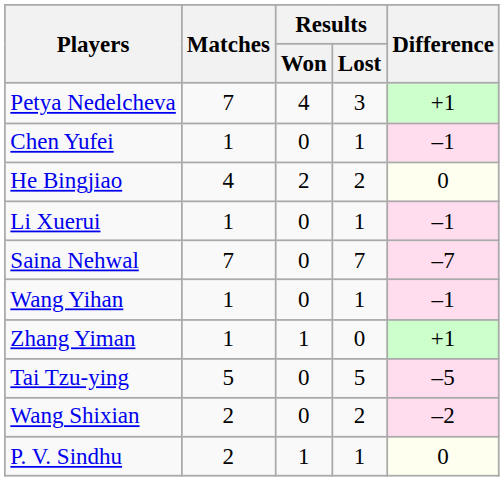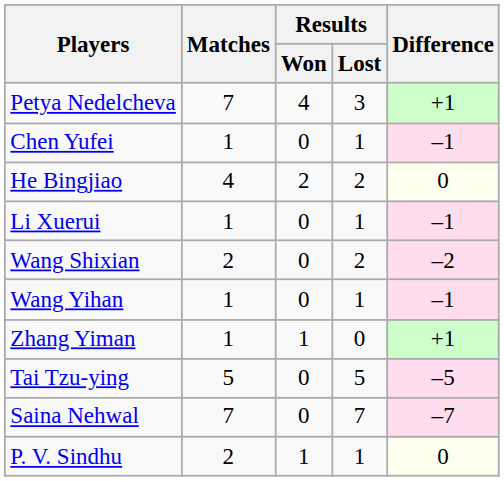rows swapped: (75, 416) <-> (75, 259)
